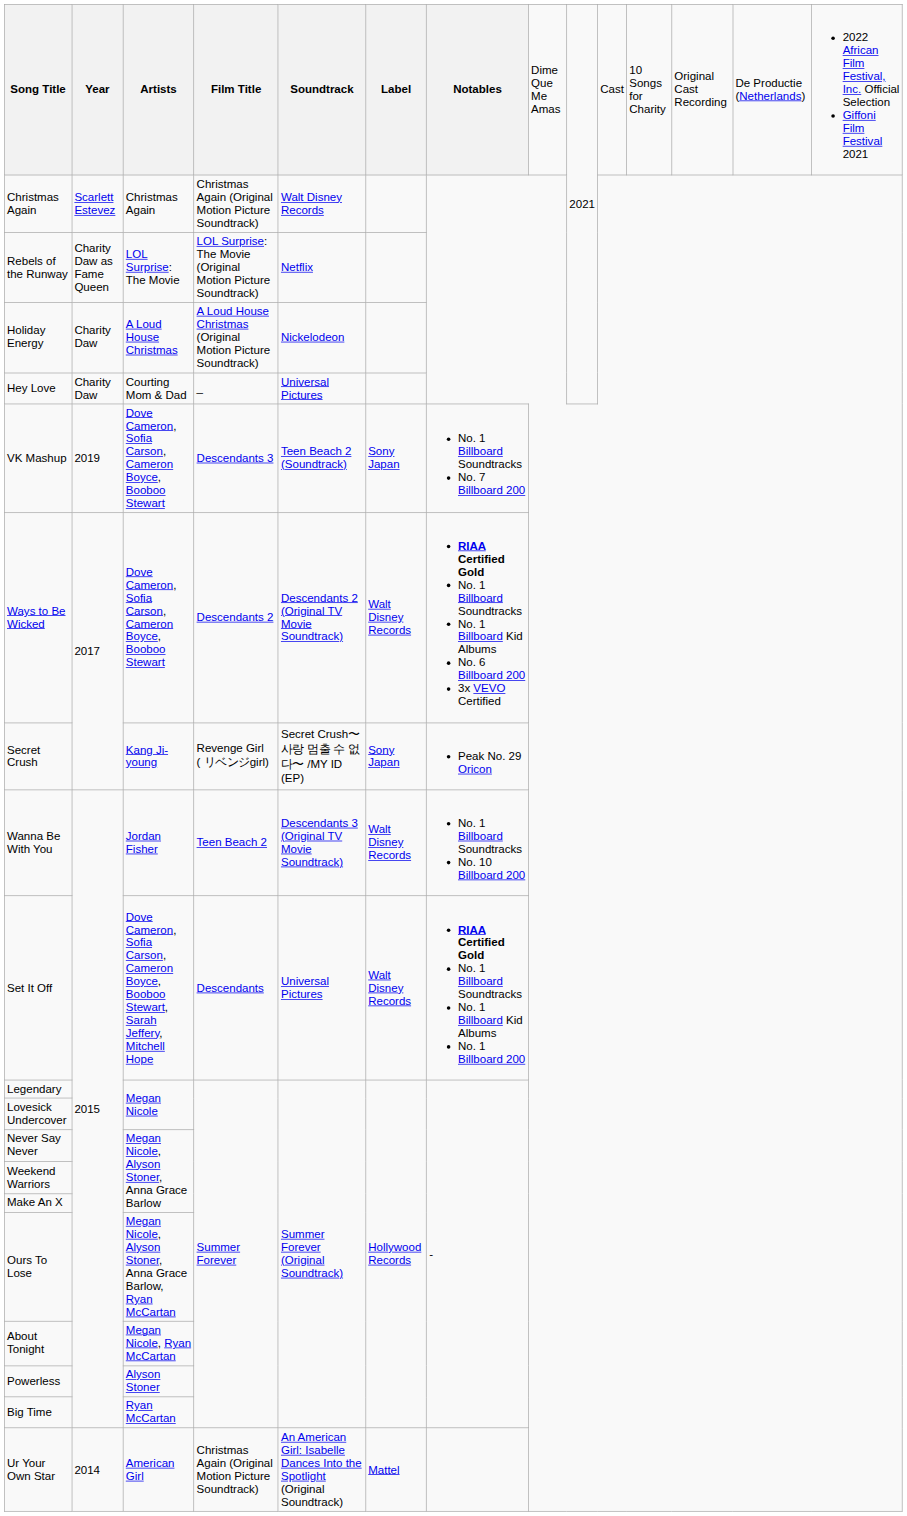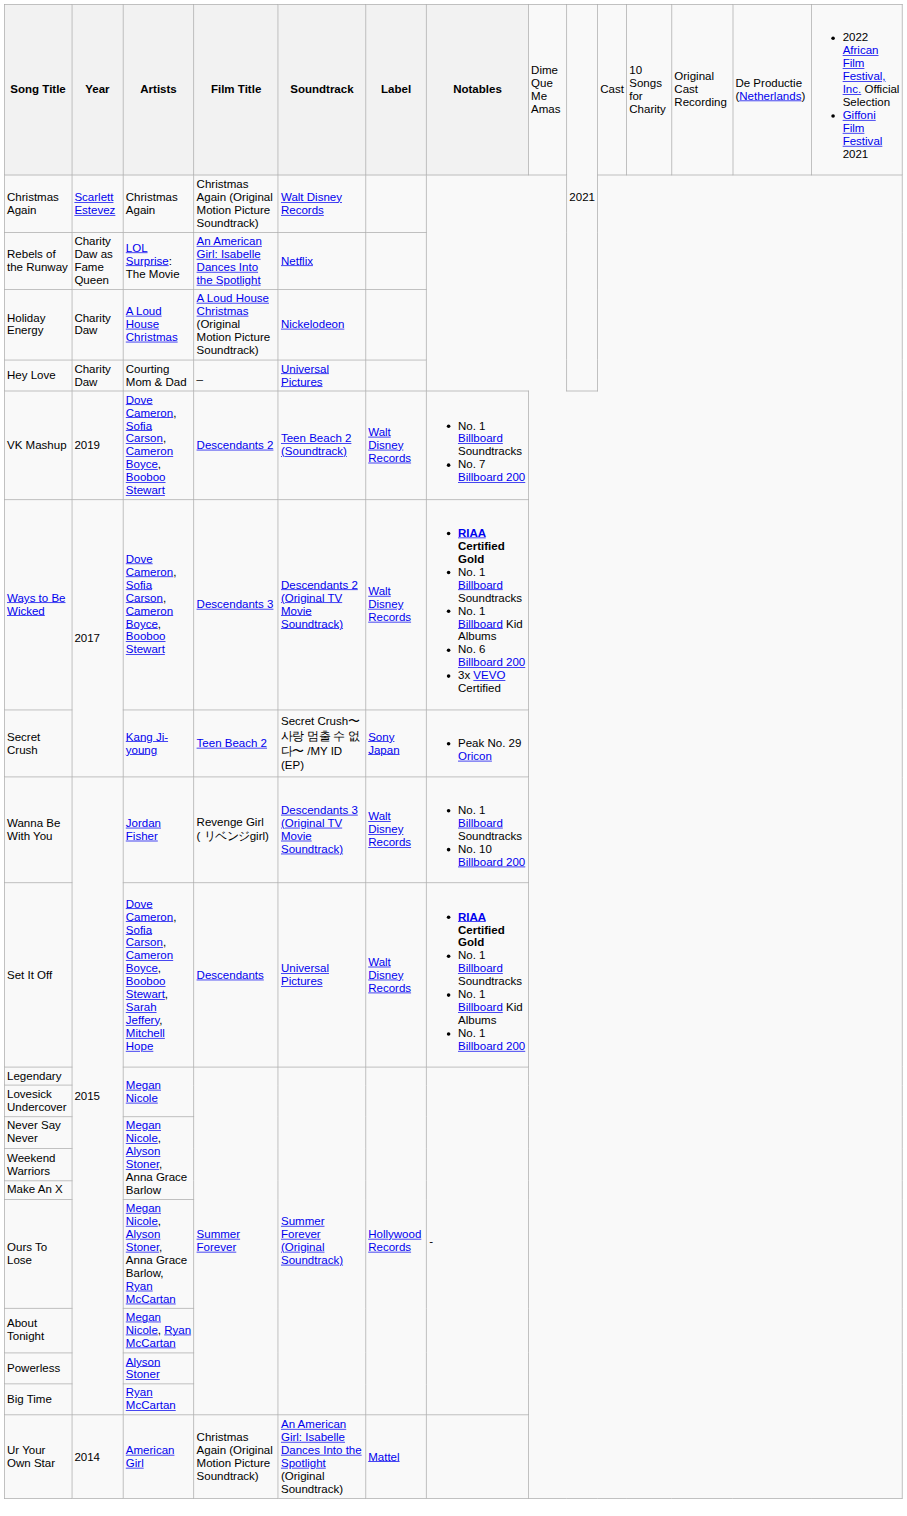(233, 267) LOL Surprise: The Movie (Original Motion Picture Soundtrack) -> (229, 261) An American Girl: Isabelle Dances Into the Spotlight
(235, 458) Descendants 3 -> (235, 445) Descendants 2
(384, 458) Sony Japan -> (390, 445) Walt Disney Records
(235, 617) Descendants 2 -> (235, 604) Descendants 3
(233, 755) Revenge Girl ( リベンジgirl) -> (232, 743) Teen Beach 2
(232, 843) Teen Beach 2 -> (233, 829) Revenge Girl ( リベンジgirl)
